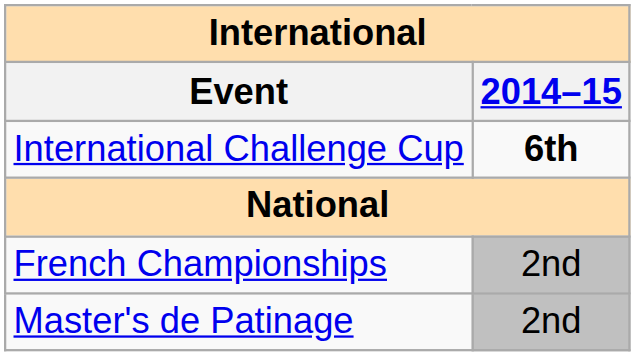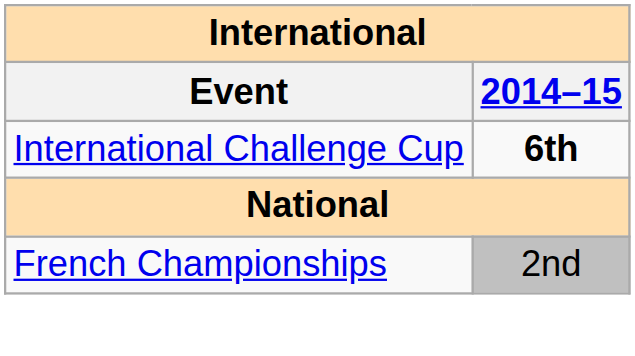- row: (184, 321)
